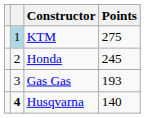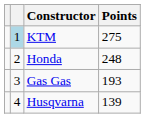(112, 58) 245 -> (112, 58) 248
(17, 102) bold -> (17, 102) normal
(112, 102) 140 -> (112, 102) 139
